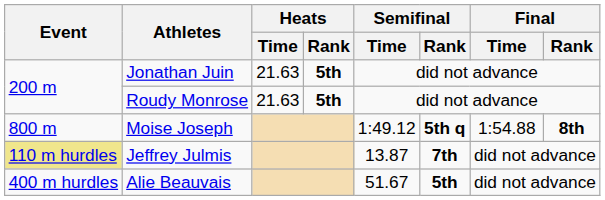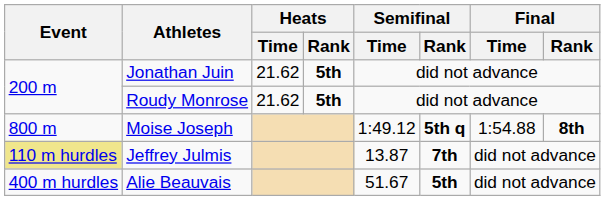(278, 73) 21.63 -> (278, 73) 21.62
(278, 101) 21.63 -> (278, 101) 21.62
